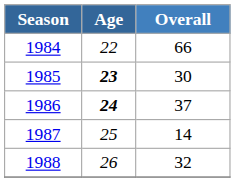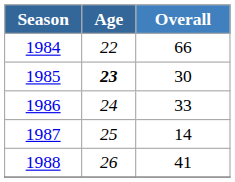(109, 105) bold -> (109, 105) normal
(183, 105) 37 -> (183, 105) 33
(183, 163) 32 -> (183, 163) 41
